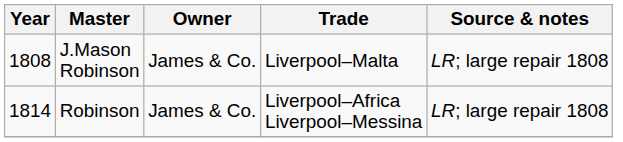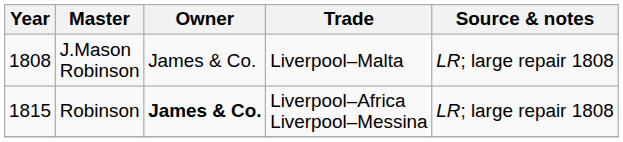(30, 111) 1814 -> (30, 111) 1815
(202, 111) normal -> (205, 111) bold
